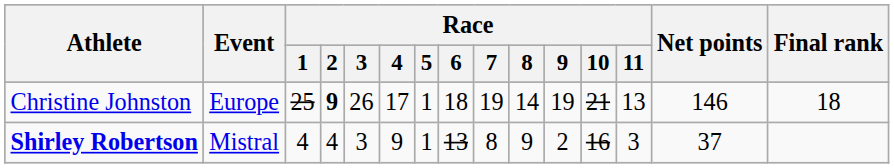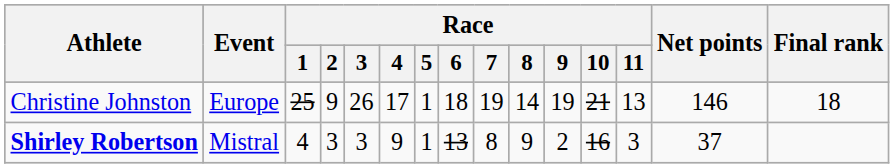(332, 102) bold -> (332, 102) normal
(332, 142) 4 -> (332, 142) 3
